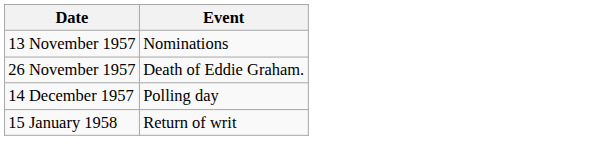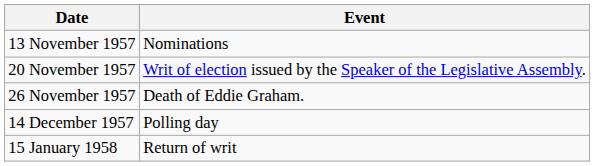+ row: (72, 69)
